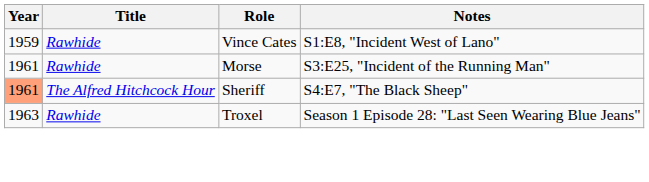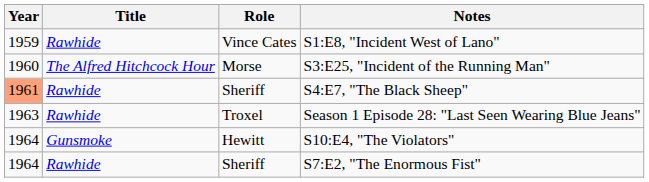(24, 66) 1961 -> (24, 66) 1960
(73, 66) Rawhide -> (131, 66) The Alfred Hitchcock Hour
(131, 90) The Alfred Hitchcock Hour -> (73, 90) Rawhide
+ row: (379, 139)
+ row: (392, 164)
